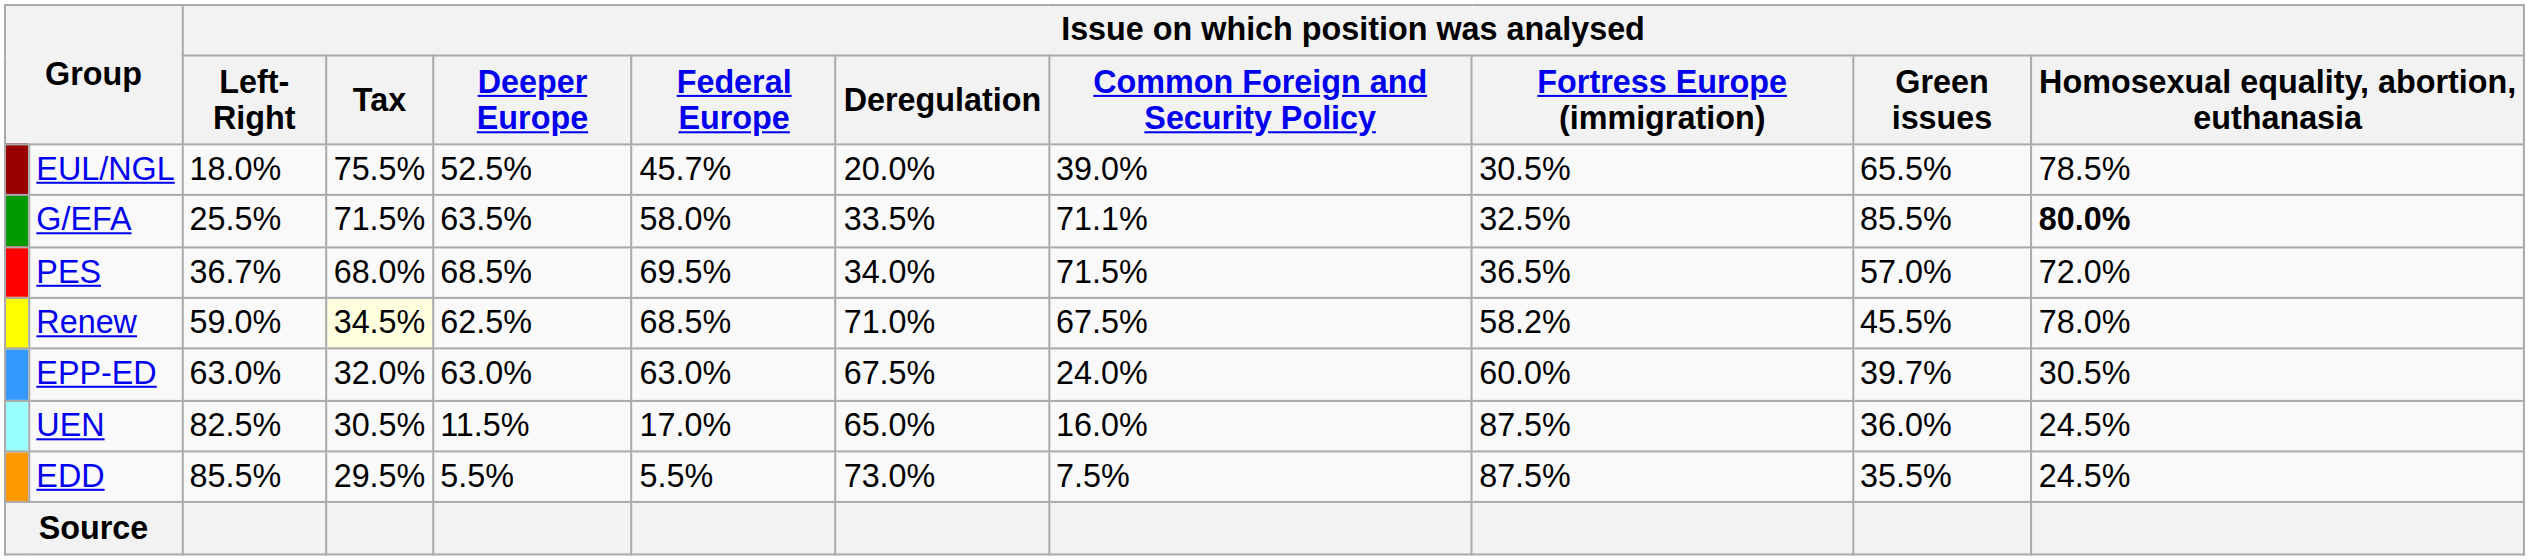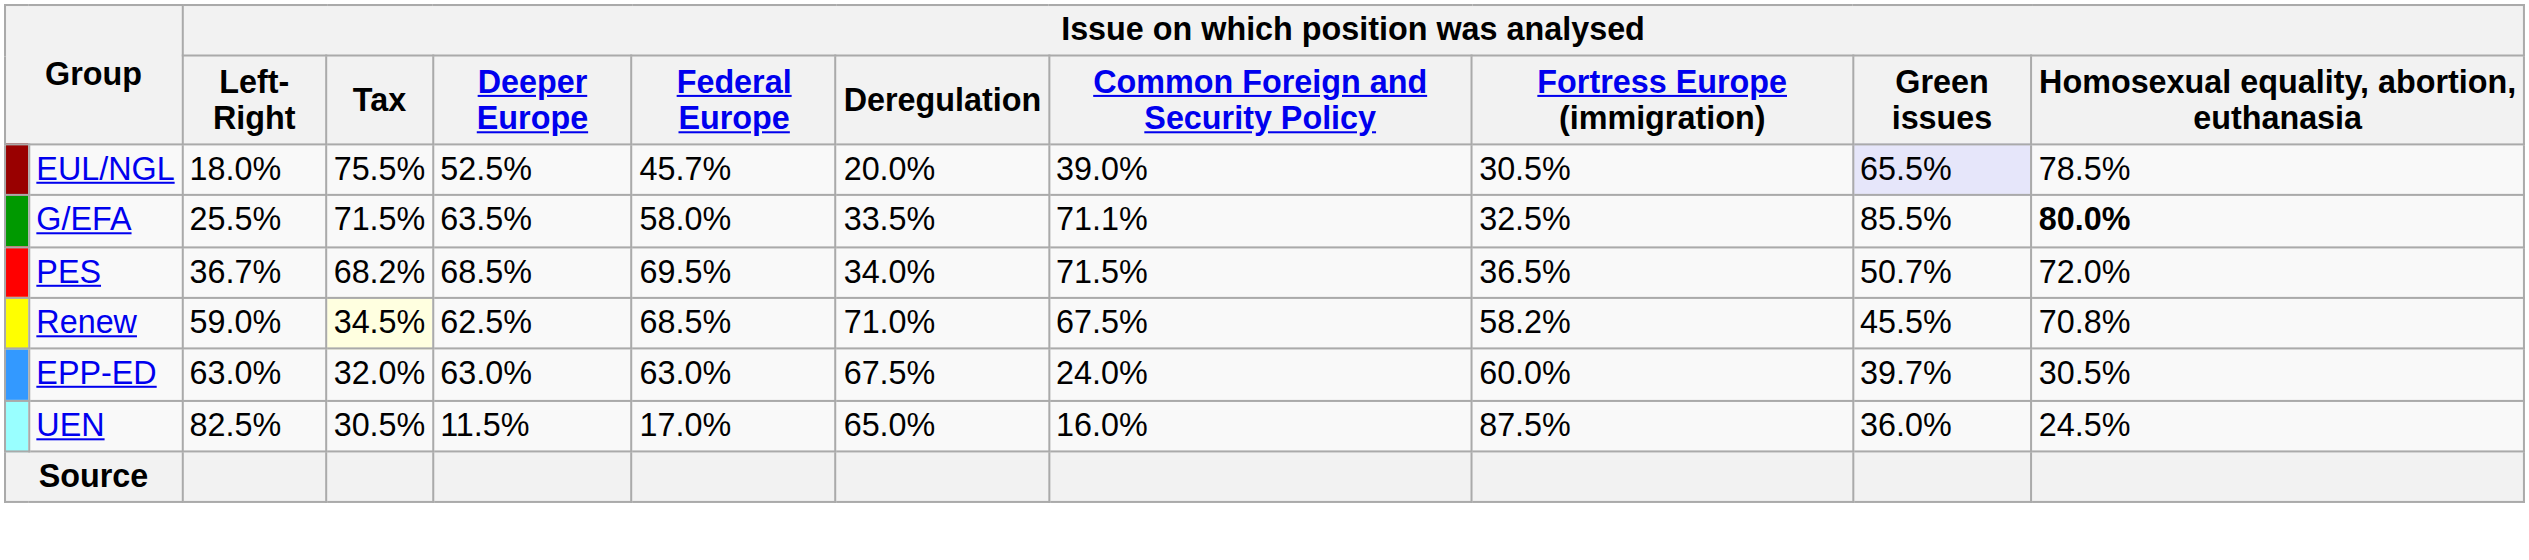(1906, 169) no background -> (1906, 169) lavender background
(379, 271) 68.0% -> (379, 271) 68.2%
(1906, 271) 57.0% -> (1906, 271) 50.7%
(2085, 322) 78.0% -> (2085, 322) 70.8%
- row: (70, 476)
